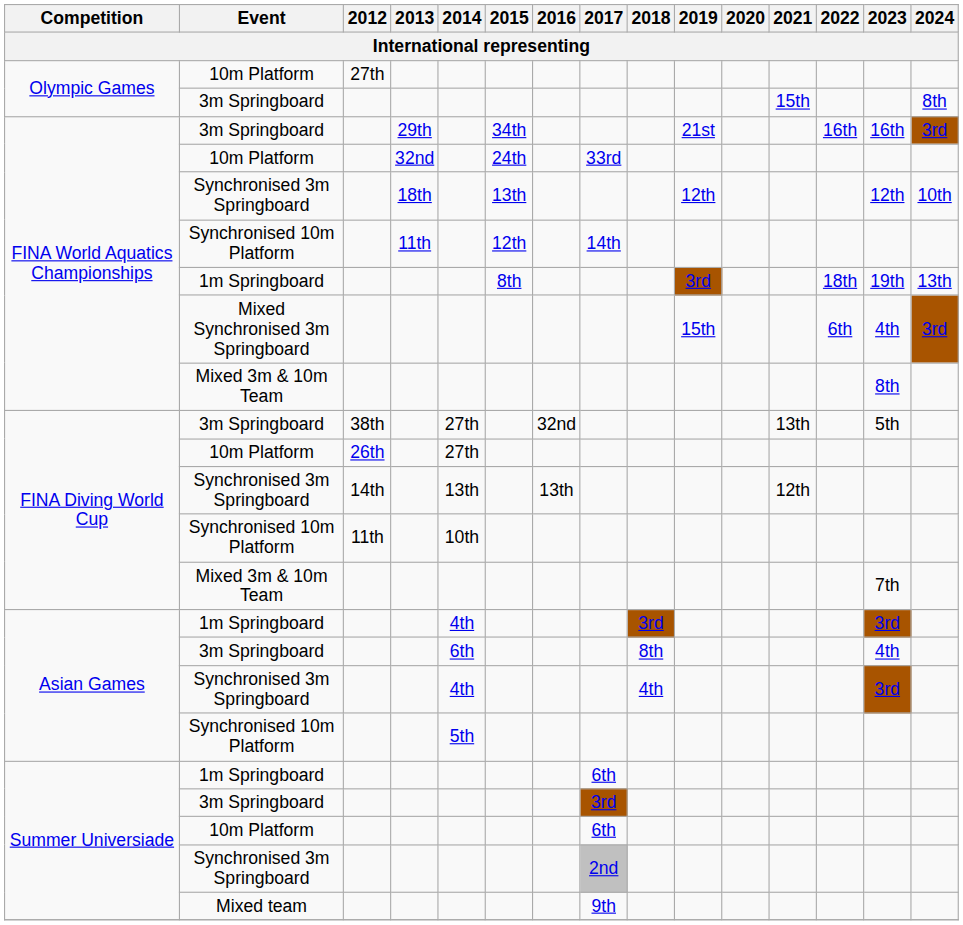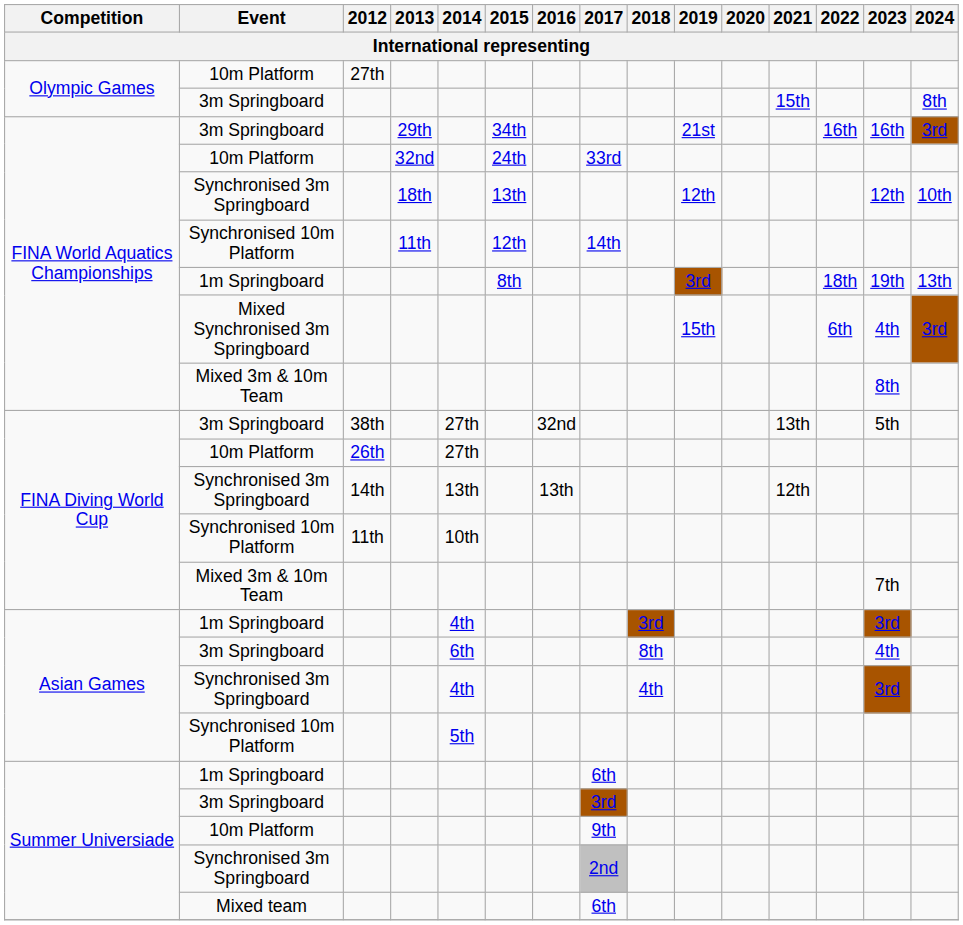(604, 830) 6th -> (604, 830) 9th
(604, 906) 9th -> (604, 906) 6th
